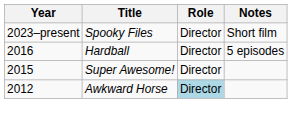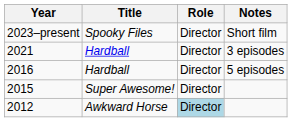+ row: (20, 51)
